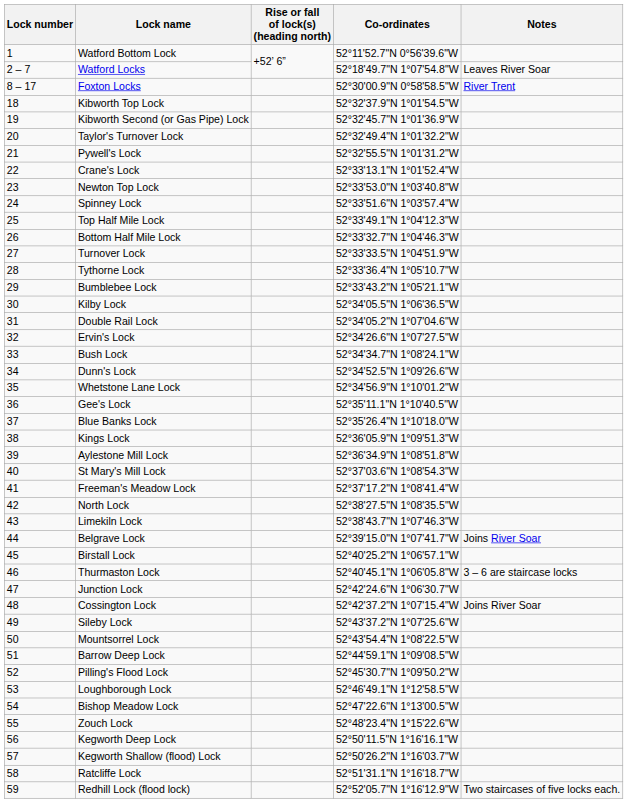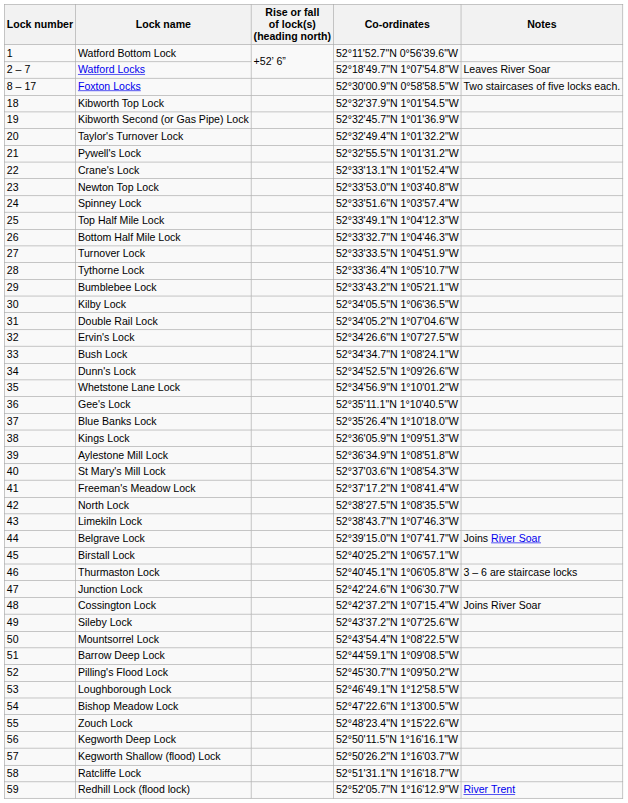(489, 86) River Trent -> (542, 86) Two staircases of five locks each.
(542, 790) Two staircases of five locks each. -> (489, 790) River Trent
